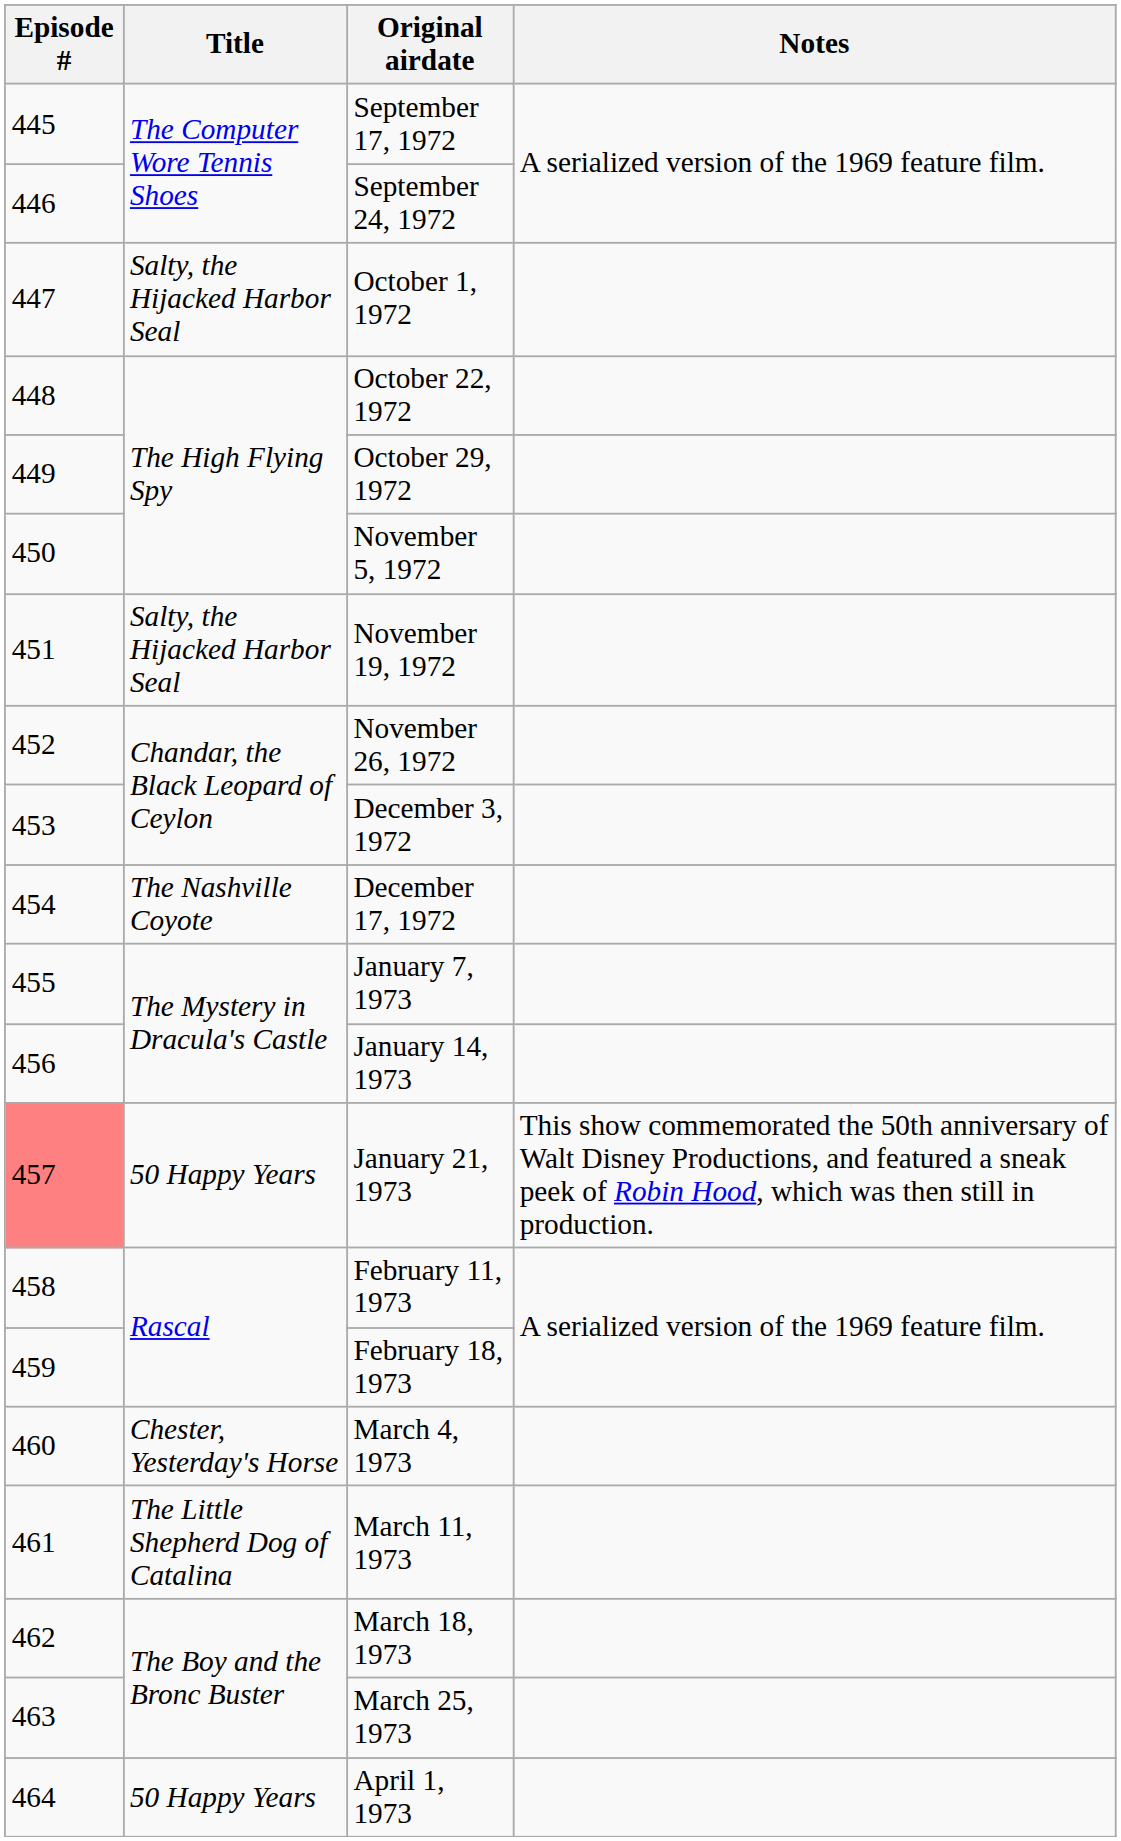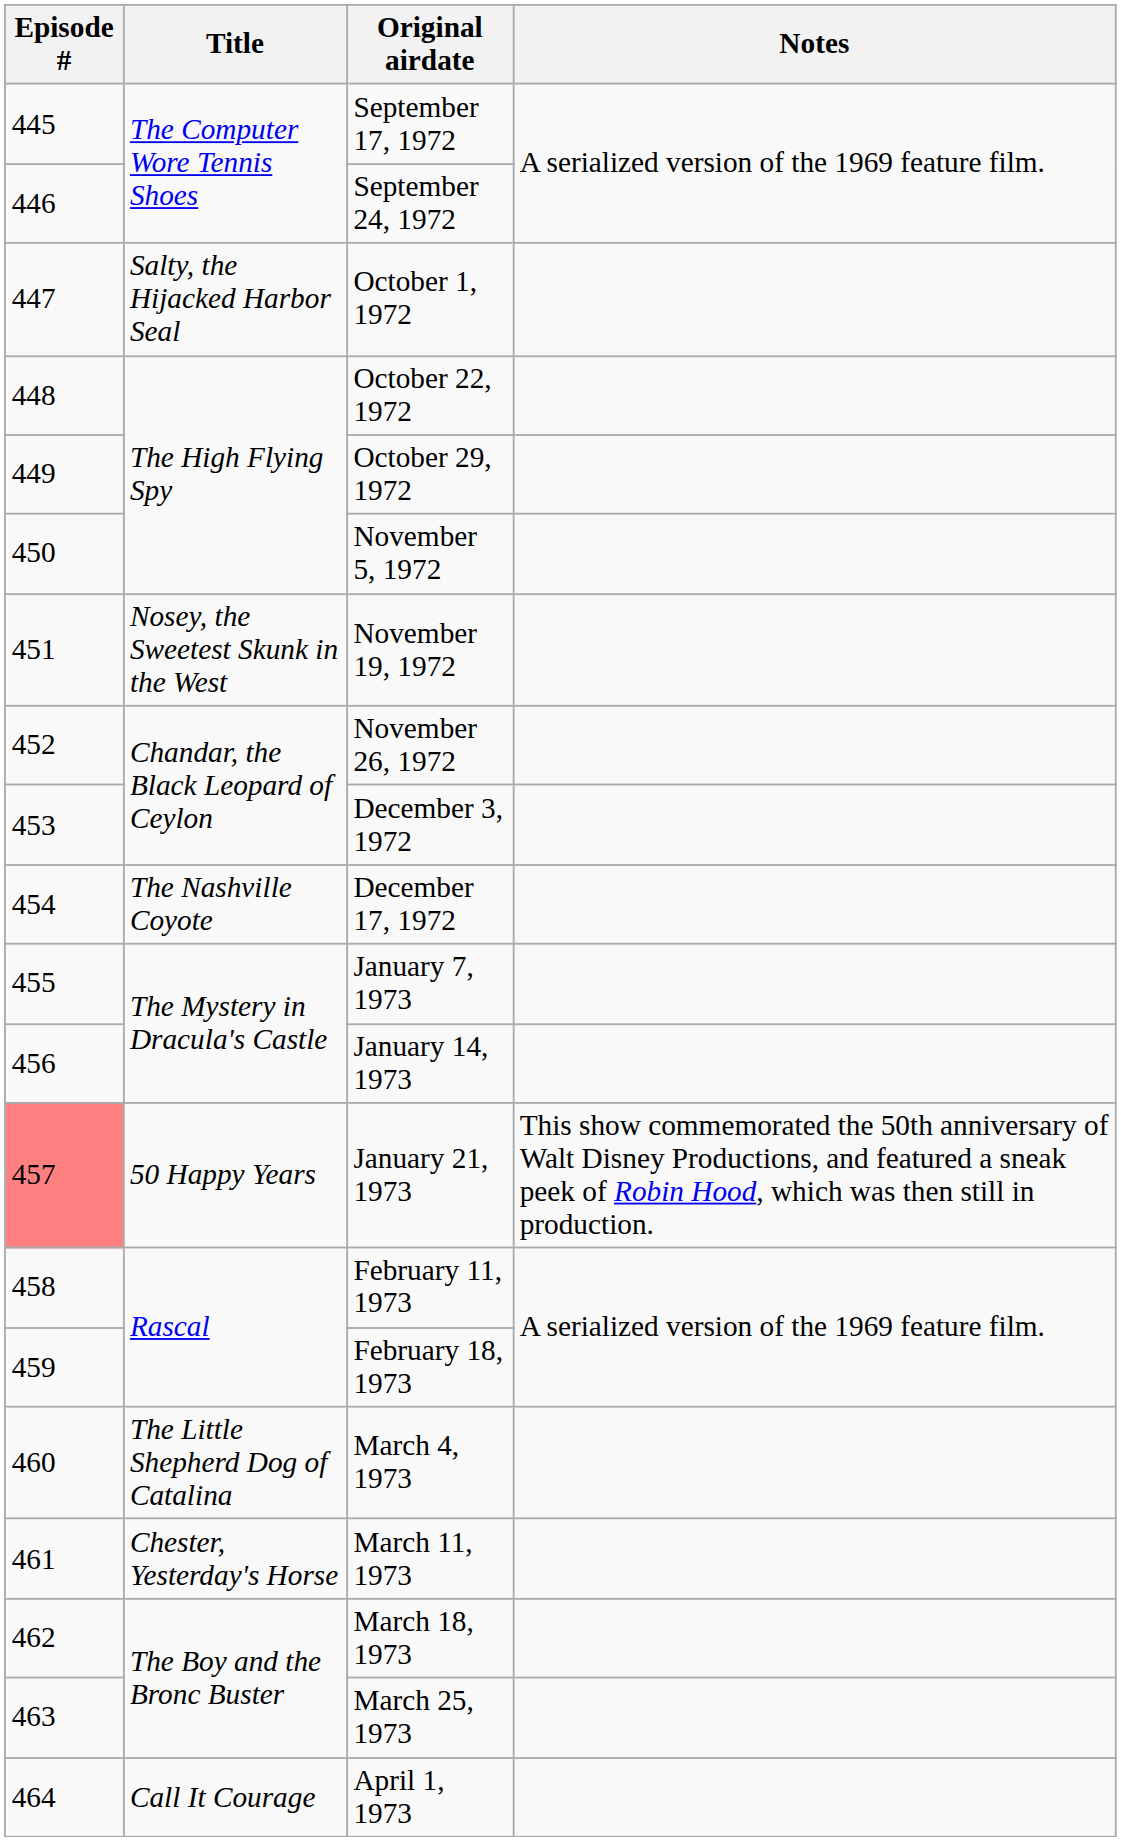(230, 649) Salty, the Hijacked Harbor Seal -> (234, 649) Nosey, the Sweetest Skunk in the West
(234, 1445) Chester, Yesterday's Horse -> (229, 1462) The Little Shepherd Dog of Catalina
(229, 1541) The Little Shepherd Dog of Catalina -> (234, 1558) Chester, Yesterday's Horse
(223, 1796) 50 Happy Years -> (223, 1796) Call It Courage
